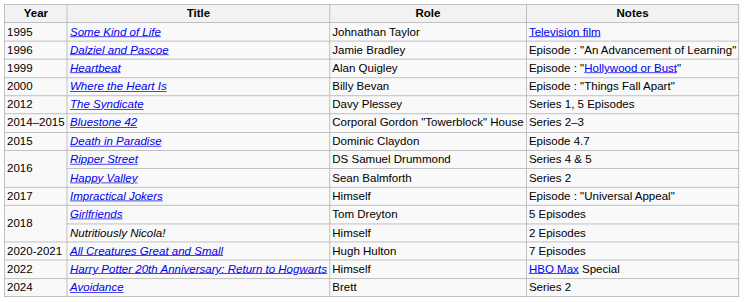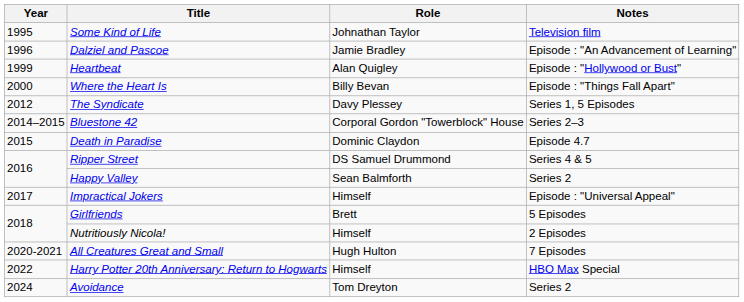(365, 214) Tom Dreyton -> (344, 214) Brett
(344, 287) Brett -> (365, 287) Tom Dreyton
